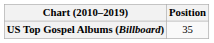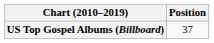(187, 30) 35 -> (187, 30) 37
